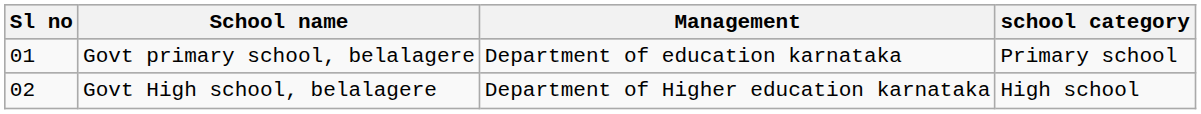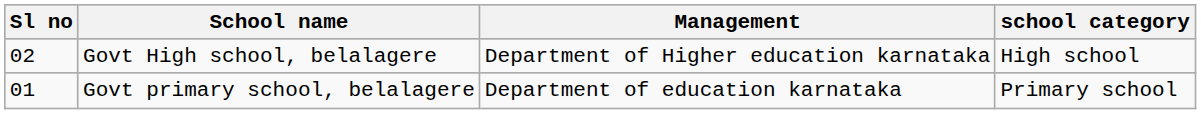rows swapped: (279, 56) <-> (260, 91)
